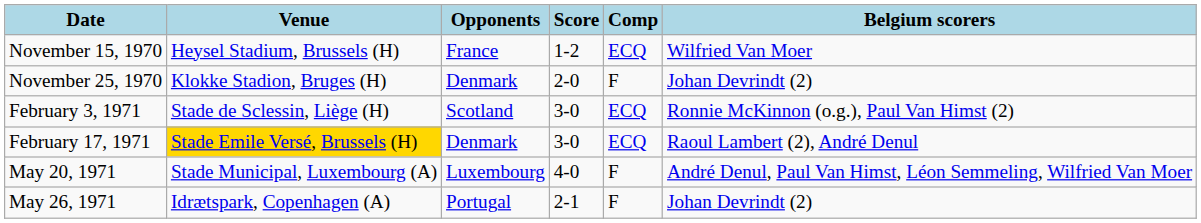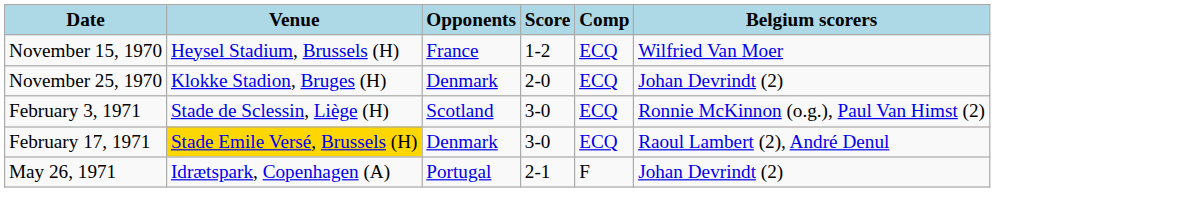(613, 80) F -> (598, 80) ECQ
- row: (63, 171)
